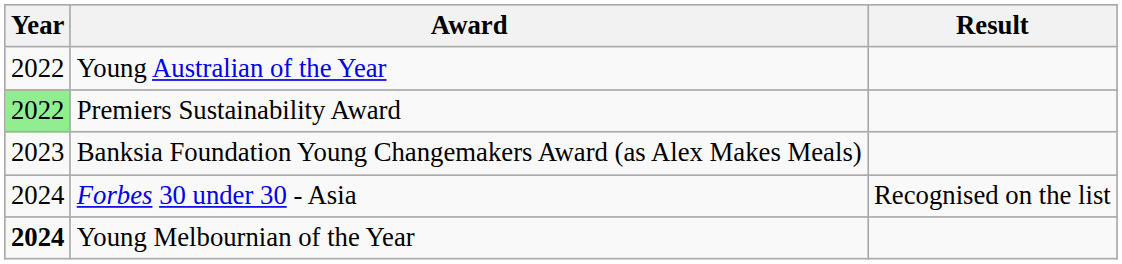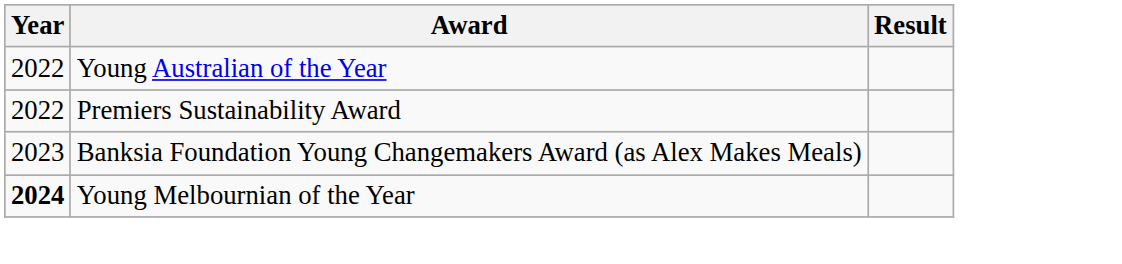(38, 110) lightgreen background -> (38, 110) no background
- row: (217, 195)
